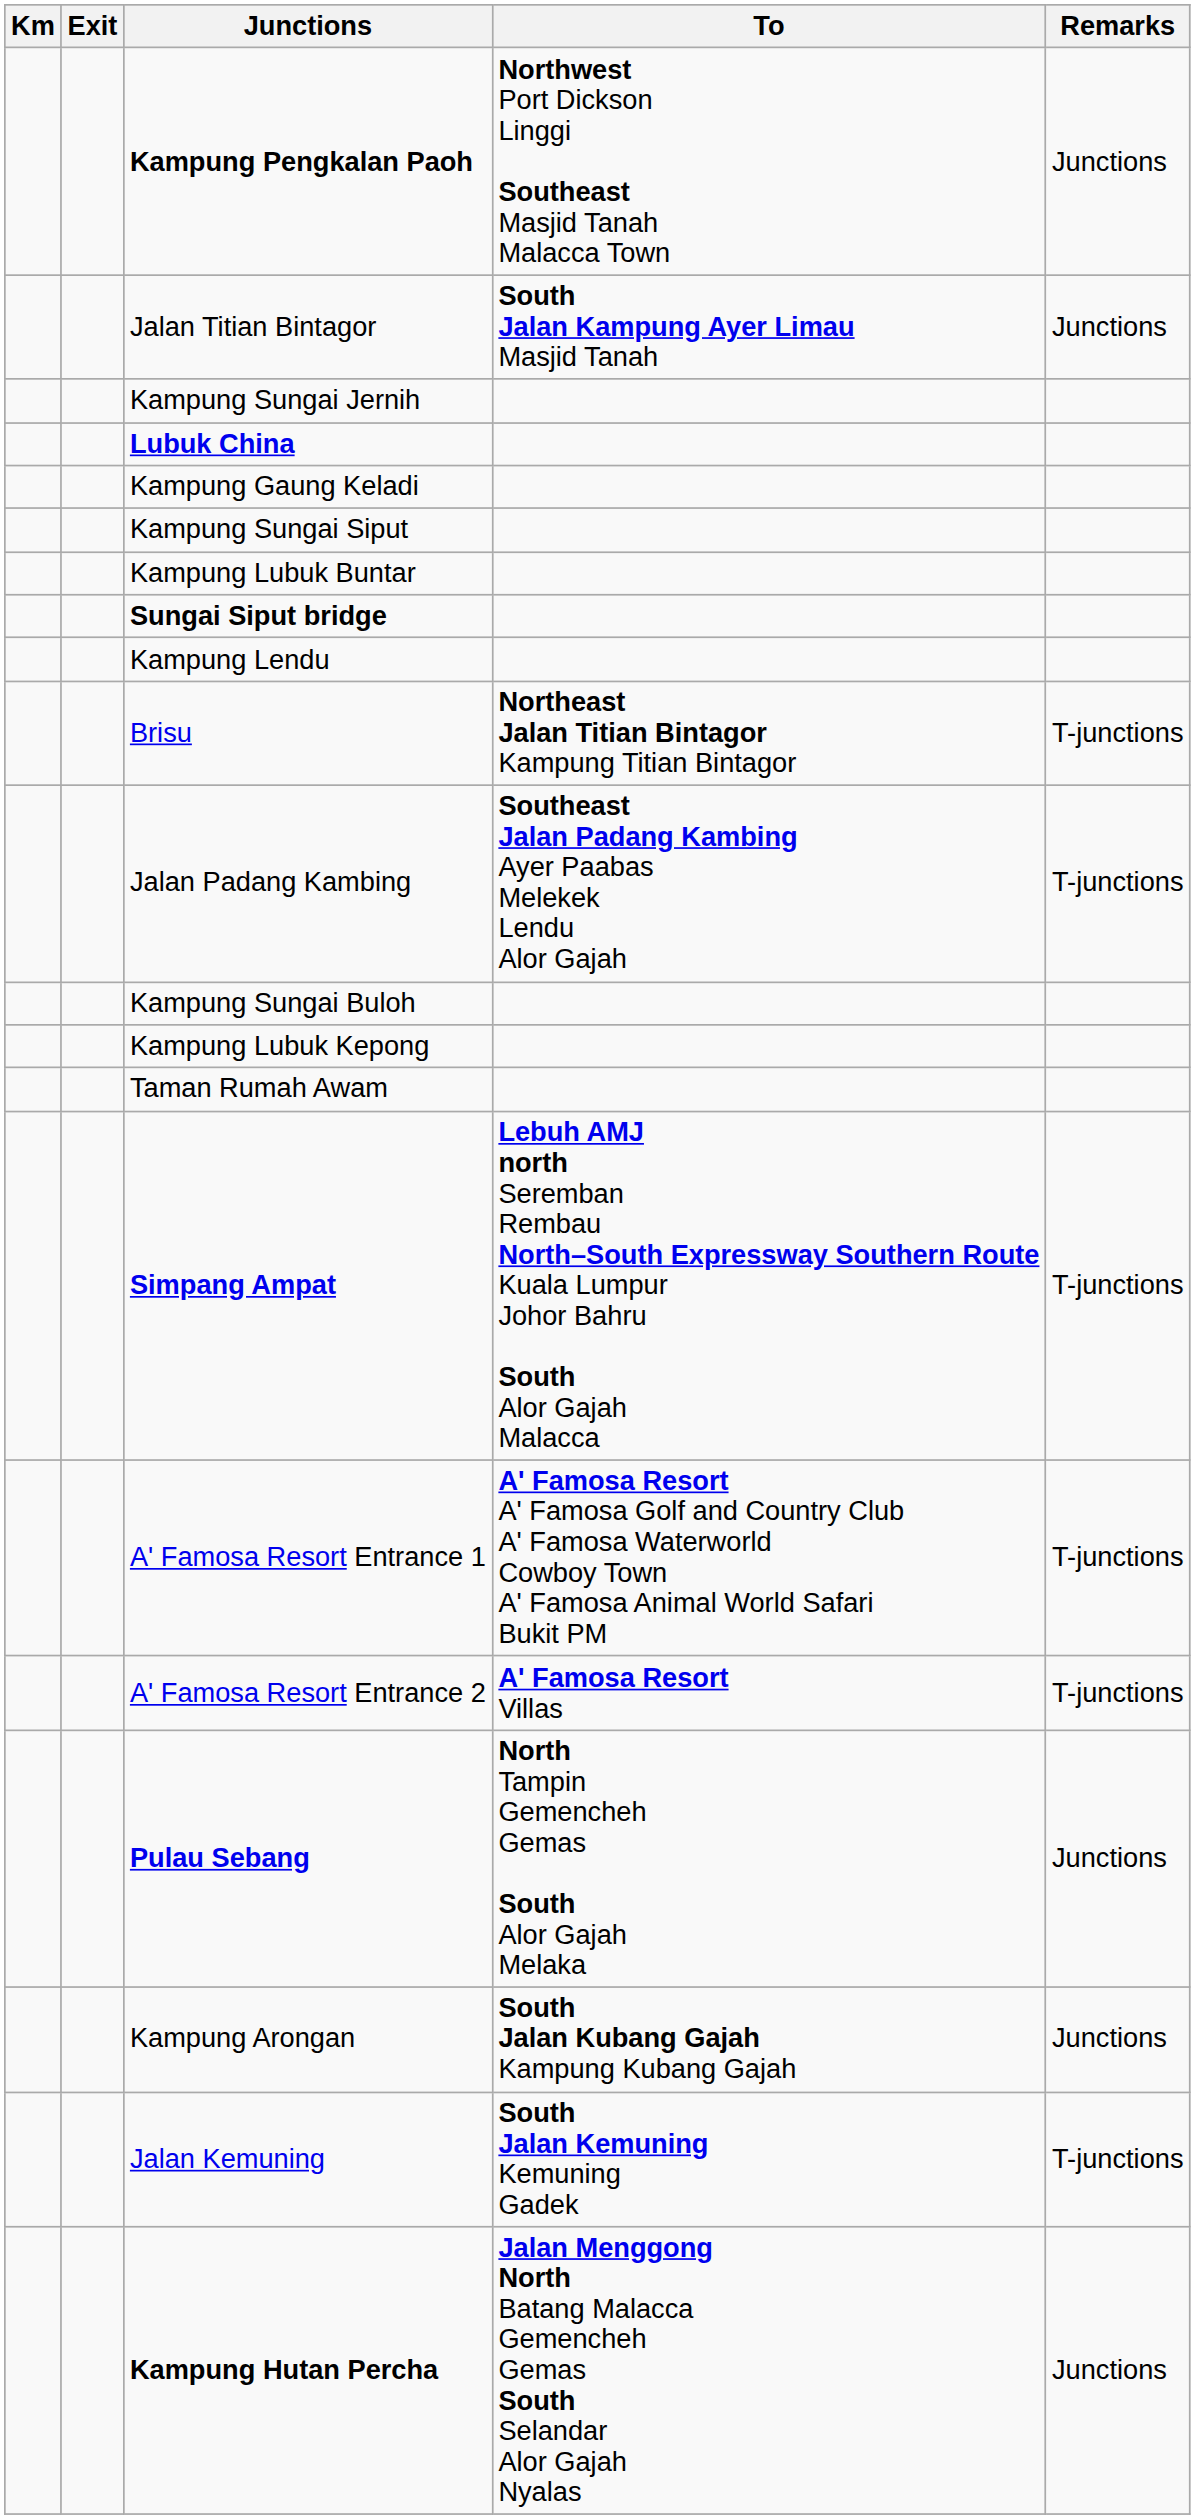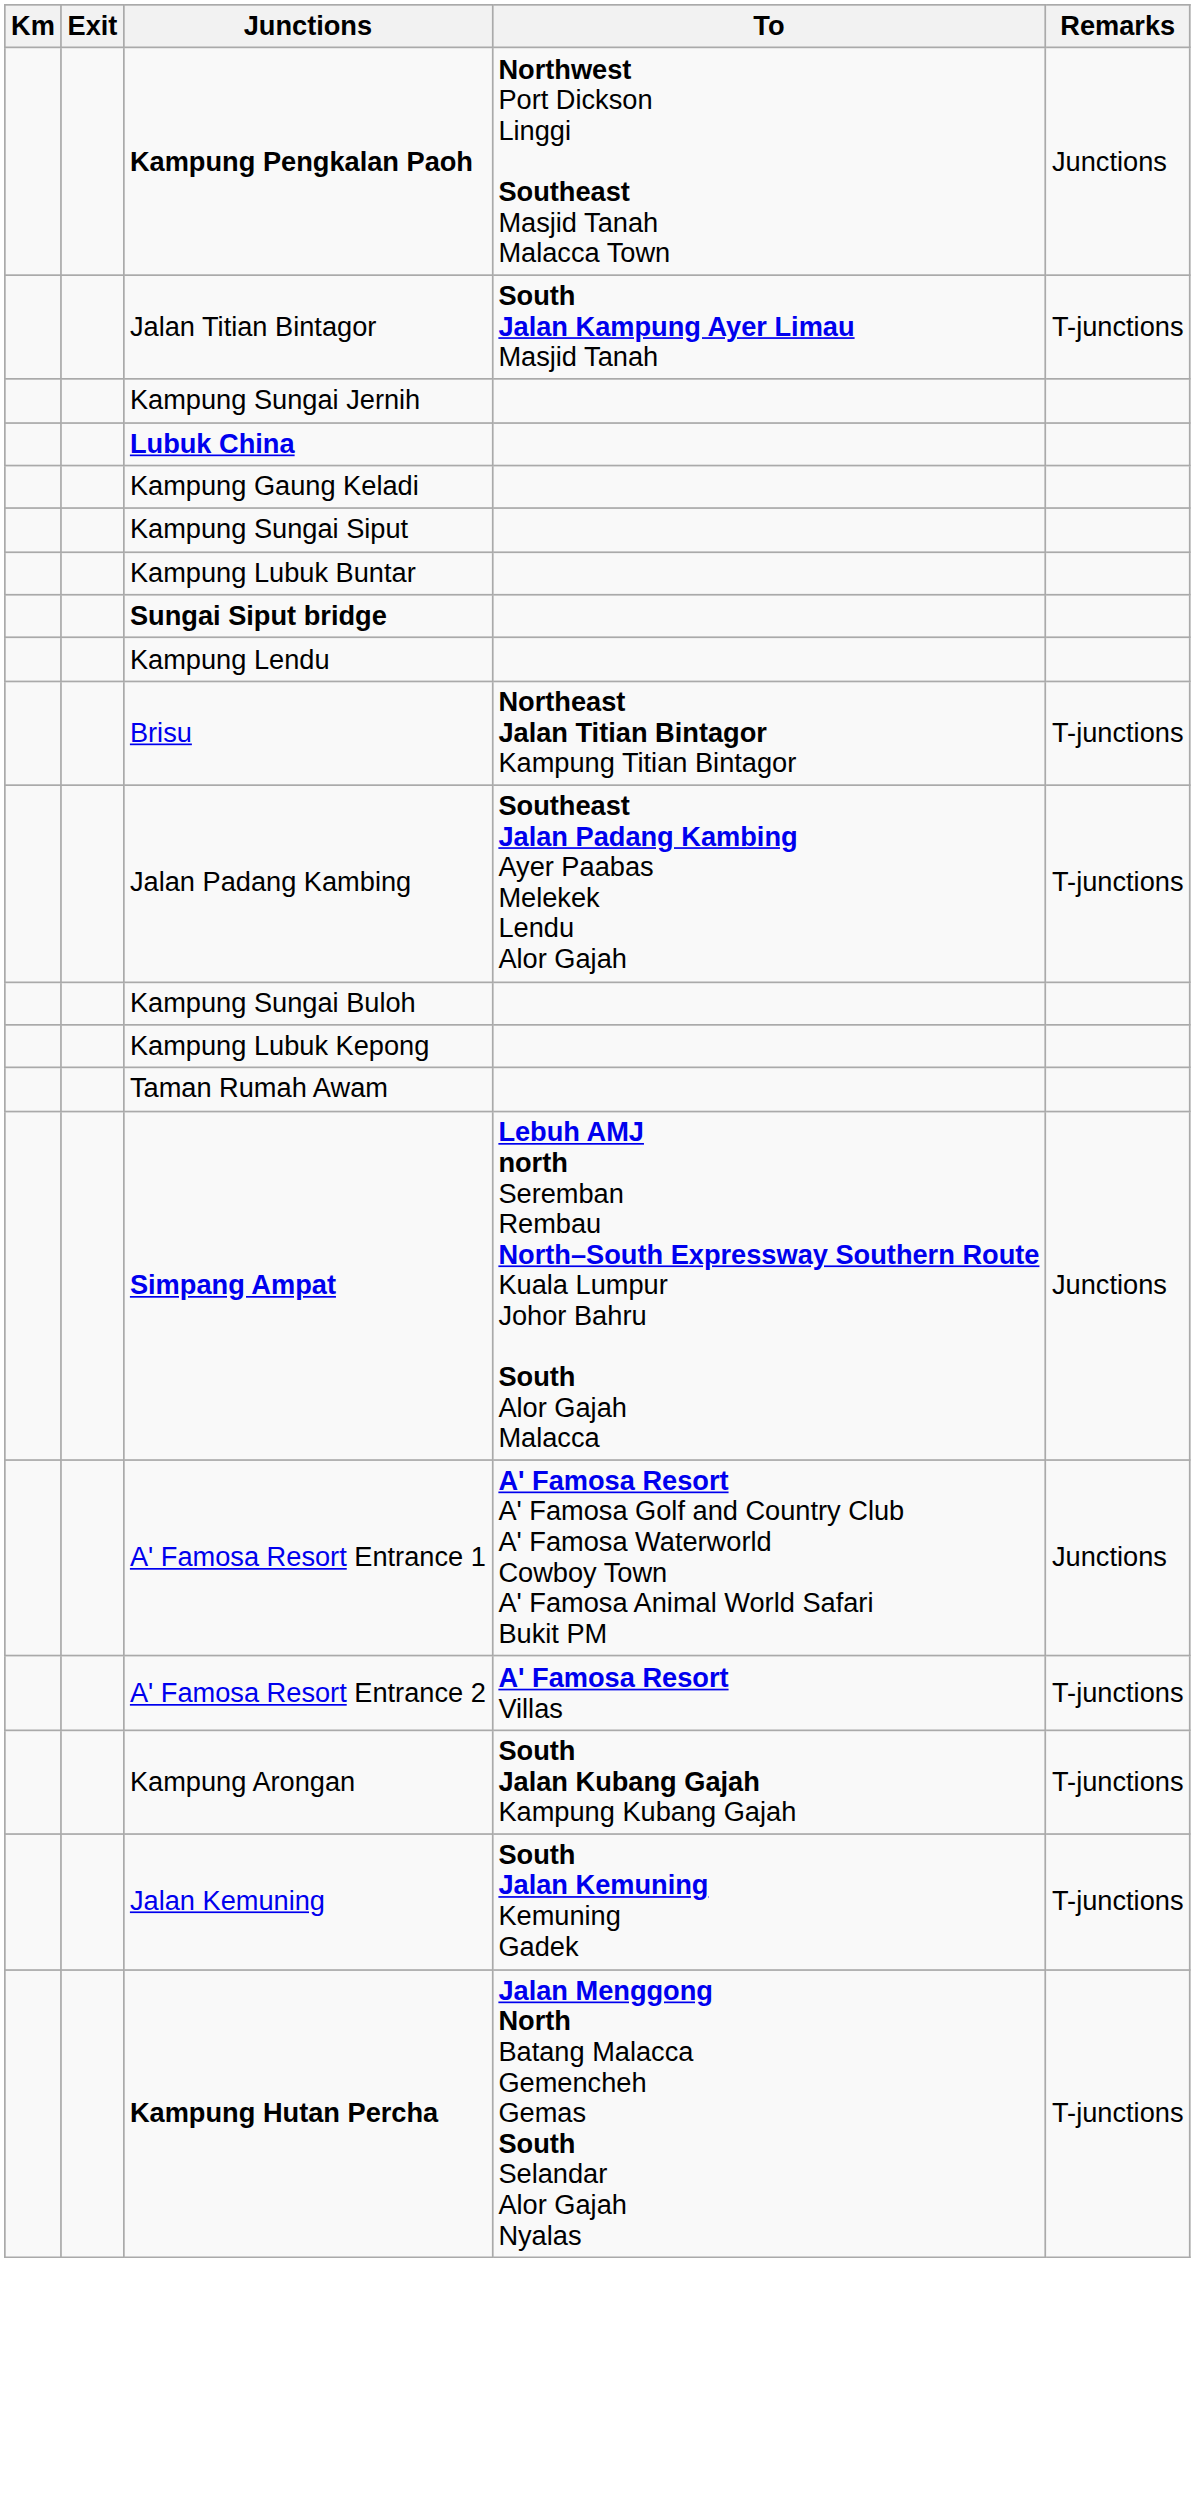(1109, 326) Junctions -> (1118, 326) T-junctions
(1118, 1285) T-junctions -> (1109, 1285) Junctions
(1118, 1557) T-junctions -> (1109, 1557) Junctions
- row: (220, 1858)
(1109, 2039) Junctions -> (1118, 1781) T-junctions
(1109, 2370) Junctions -> (1118, 2112) T-junctions
